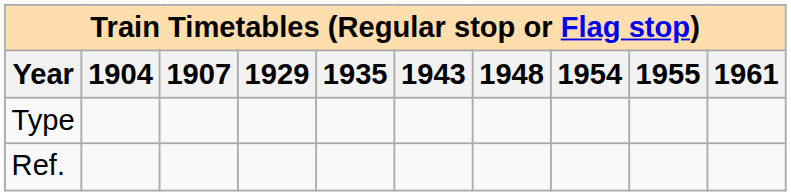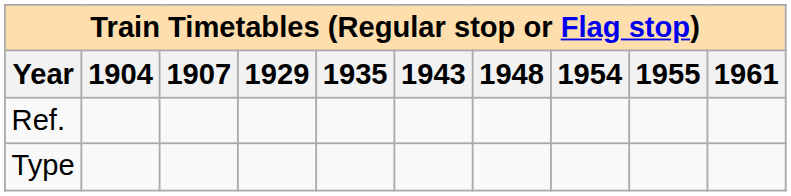rows swapped: (38, 166) <-> (43, 119)
